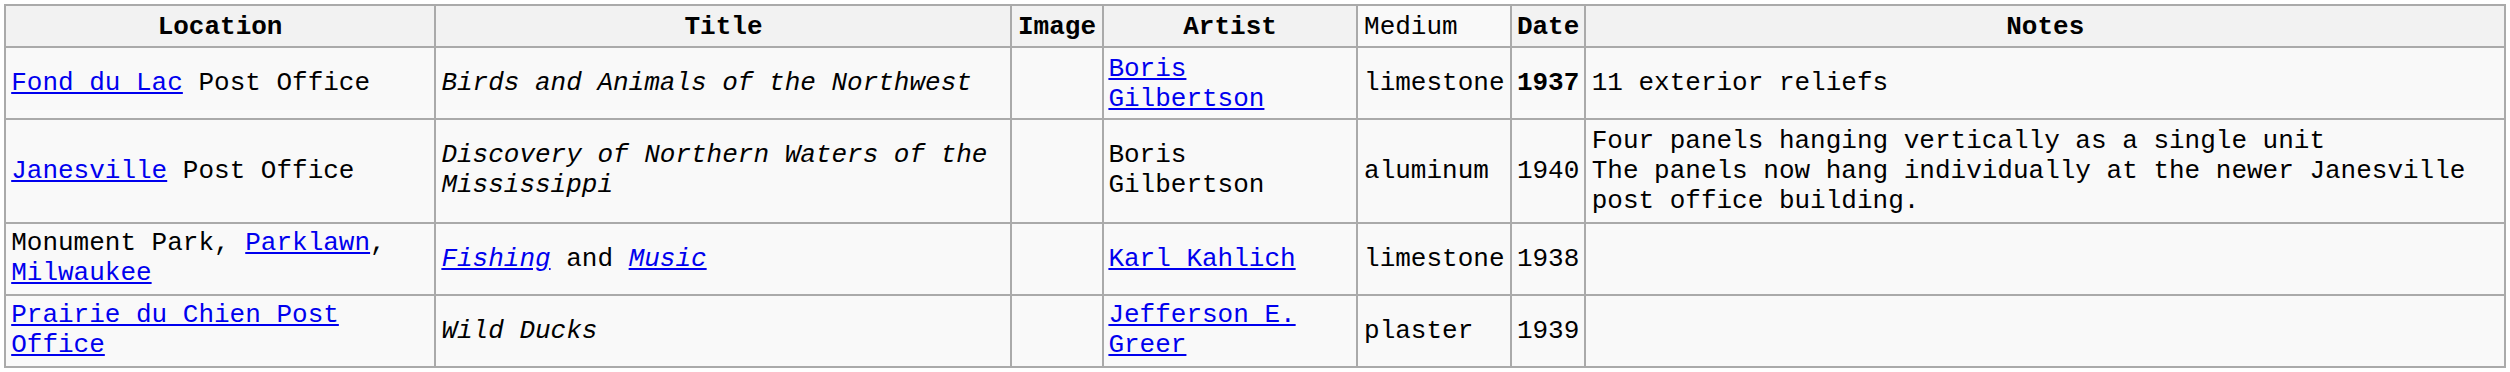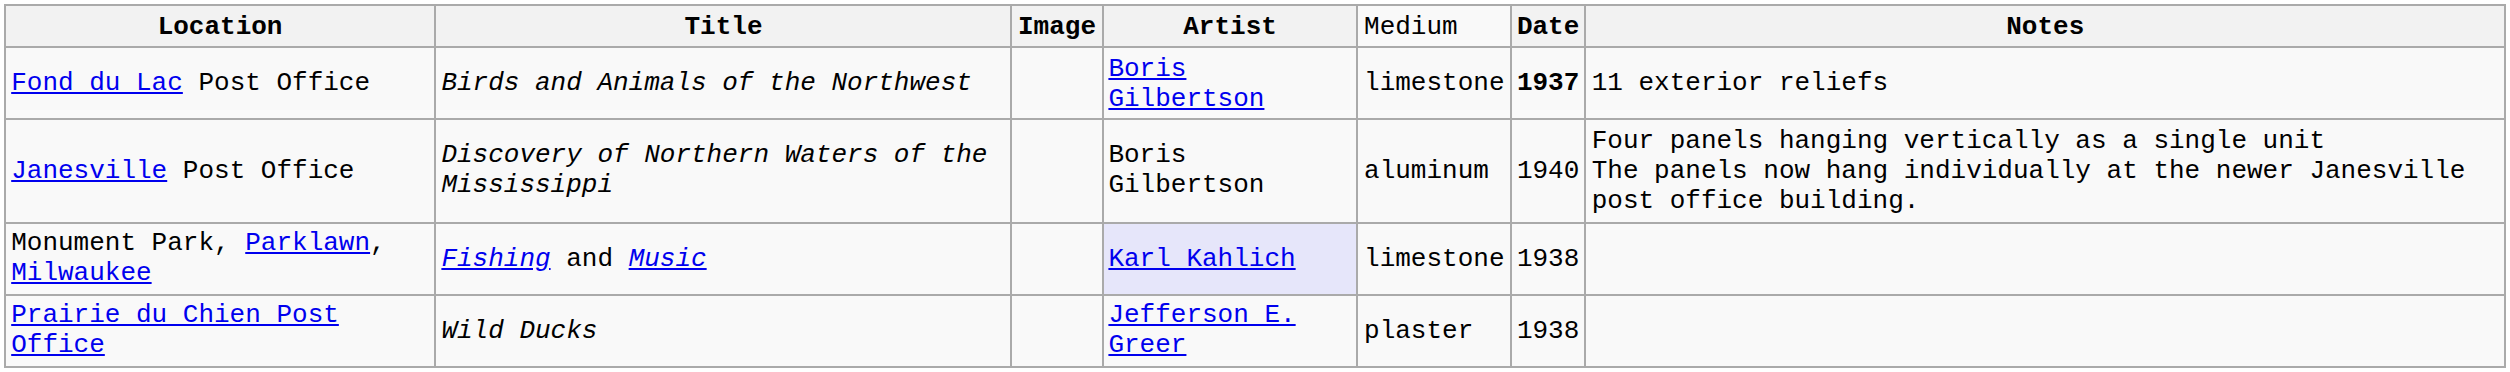(1202, 258) no background -> (1202, 258) lavender background
(1548, 331) 1939 -> (1548, 331) 1938
